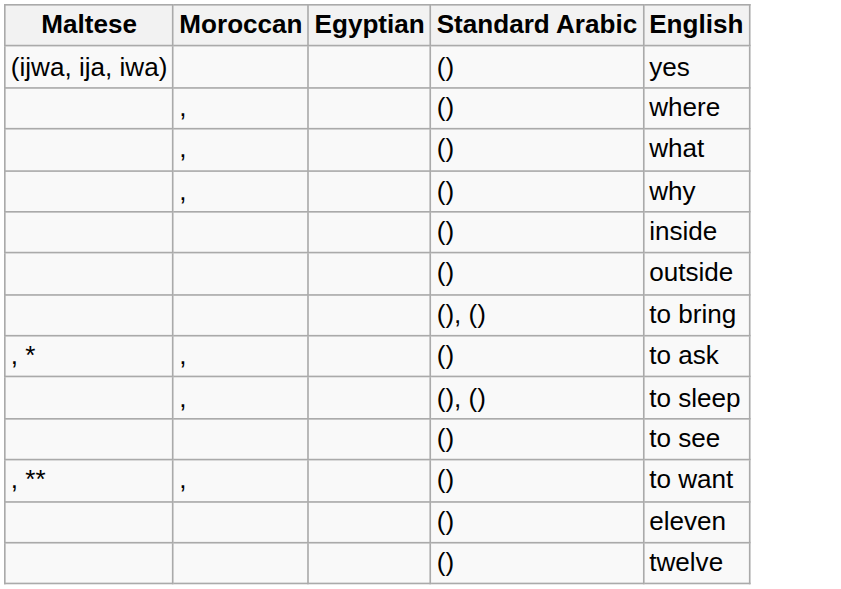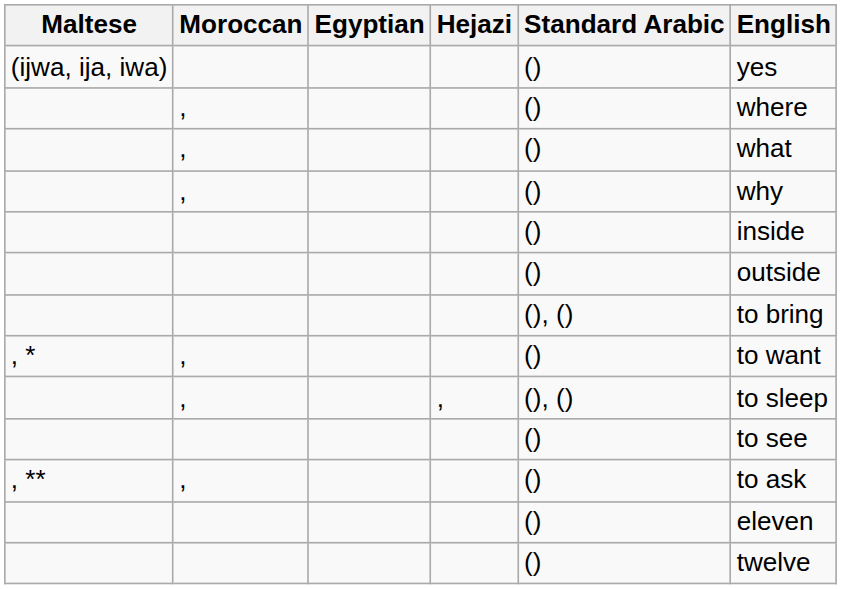+ column: (474, 25)
(684, 356) to ask -> (779, 356) to want
(691, 480) to want -> (771, 480) to ask
